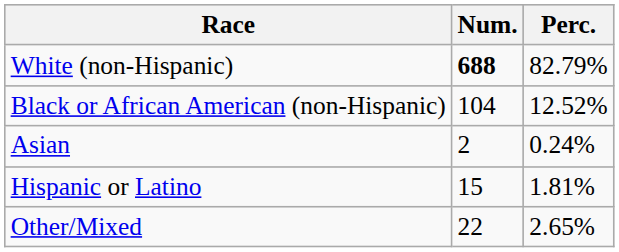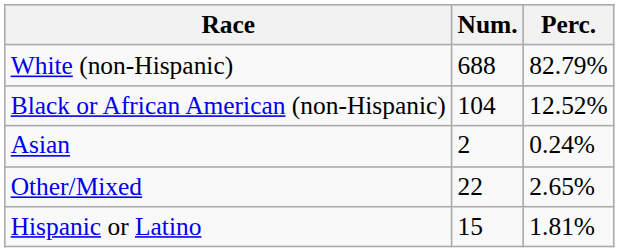(477, 65) bold -> (477, 65) normal
rows swapped: (76, 226) <-> (106, 186)
